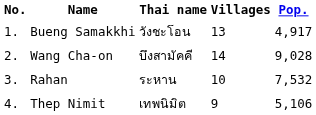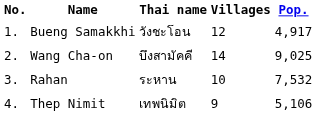(218, 31) 13 -> (218, 31) 12
(294, 55) 9,028 -> (294, 55) 9,025
